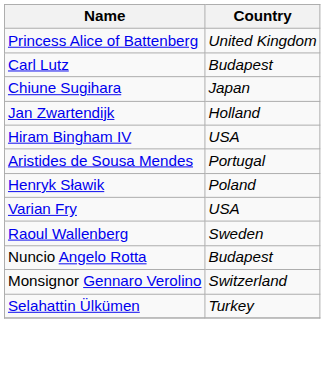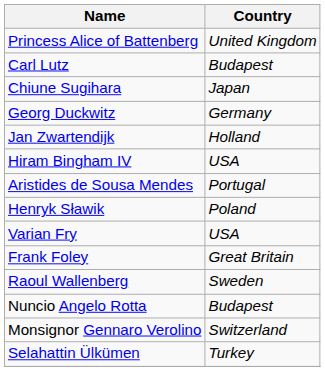+ row: (62, 112)
+ row: (48, 257)
